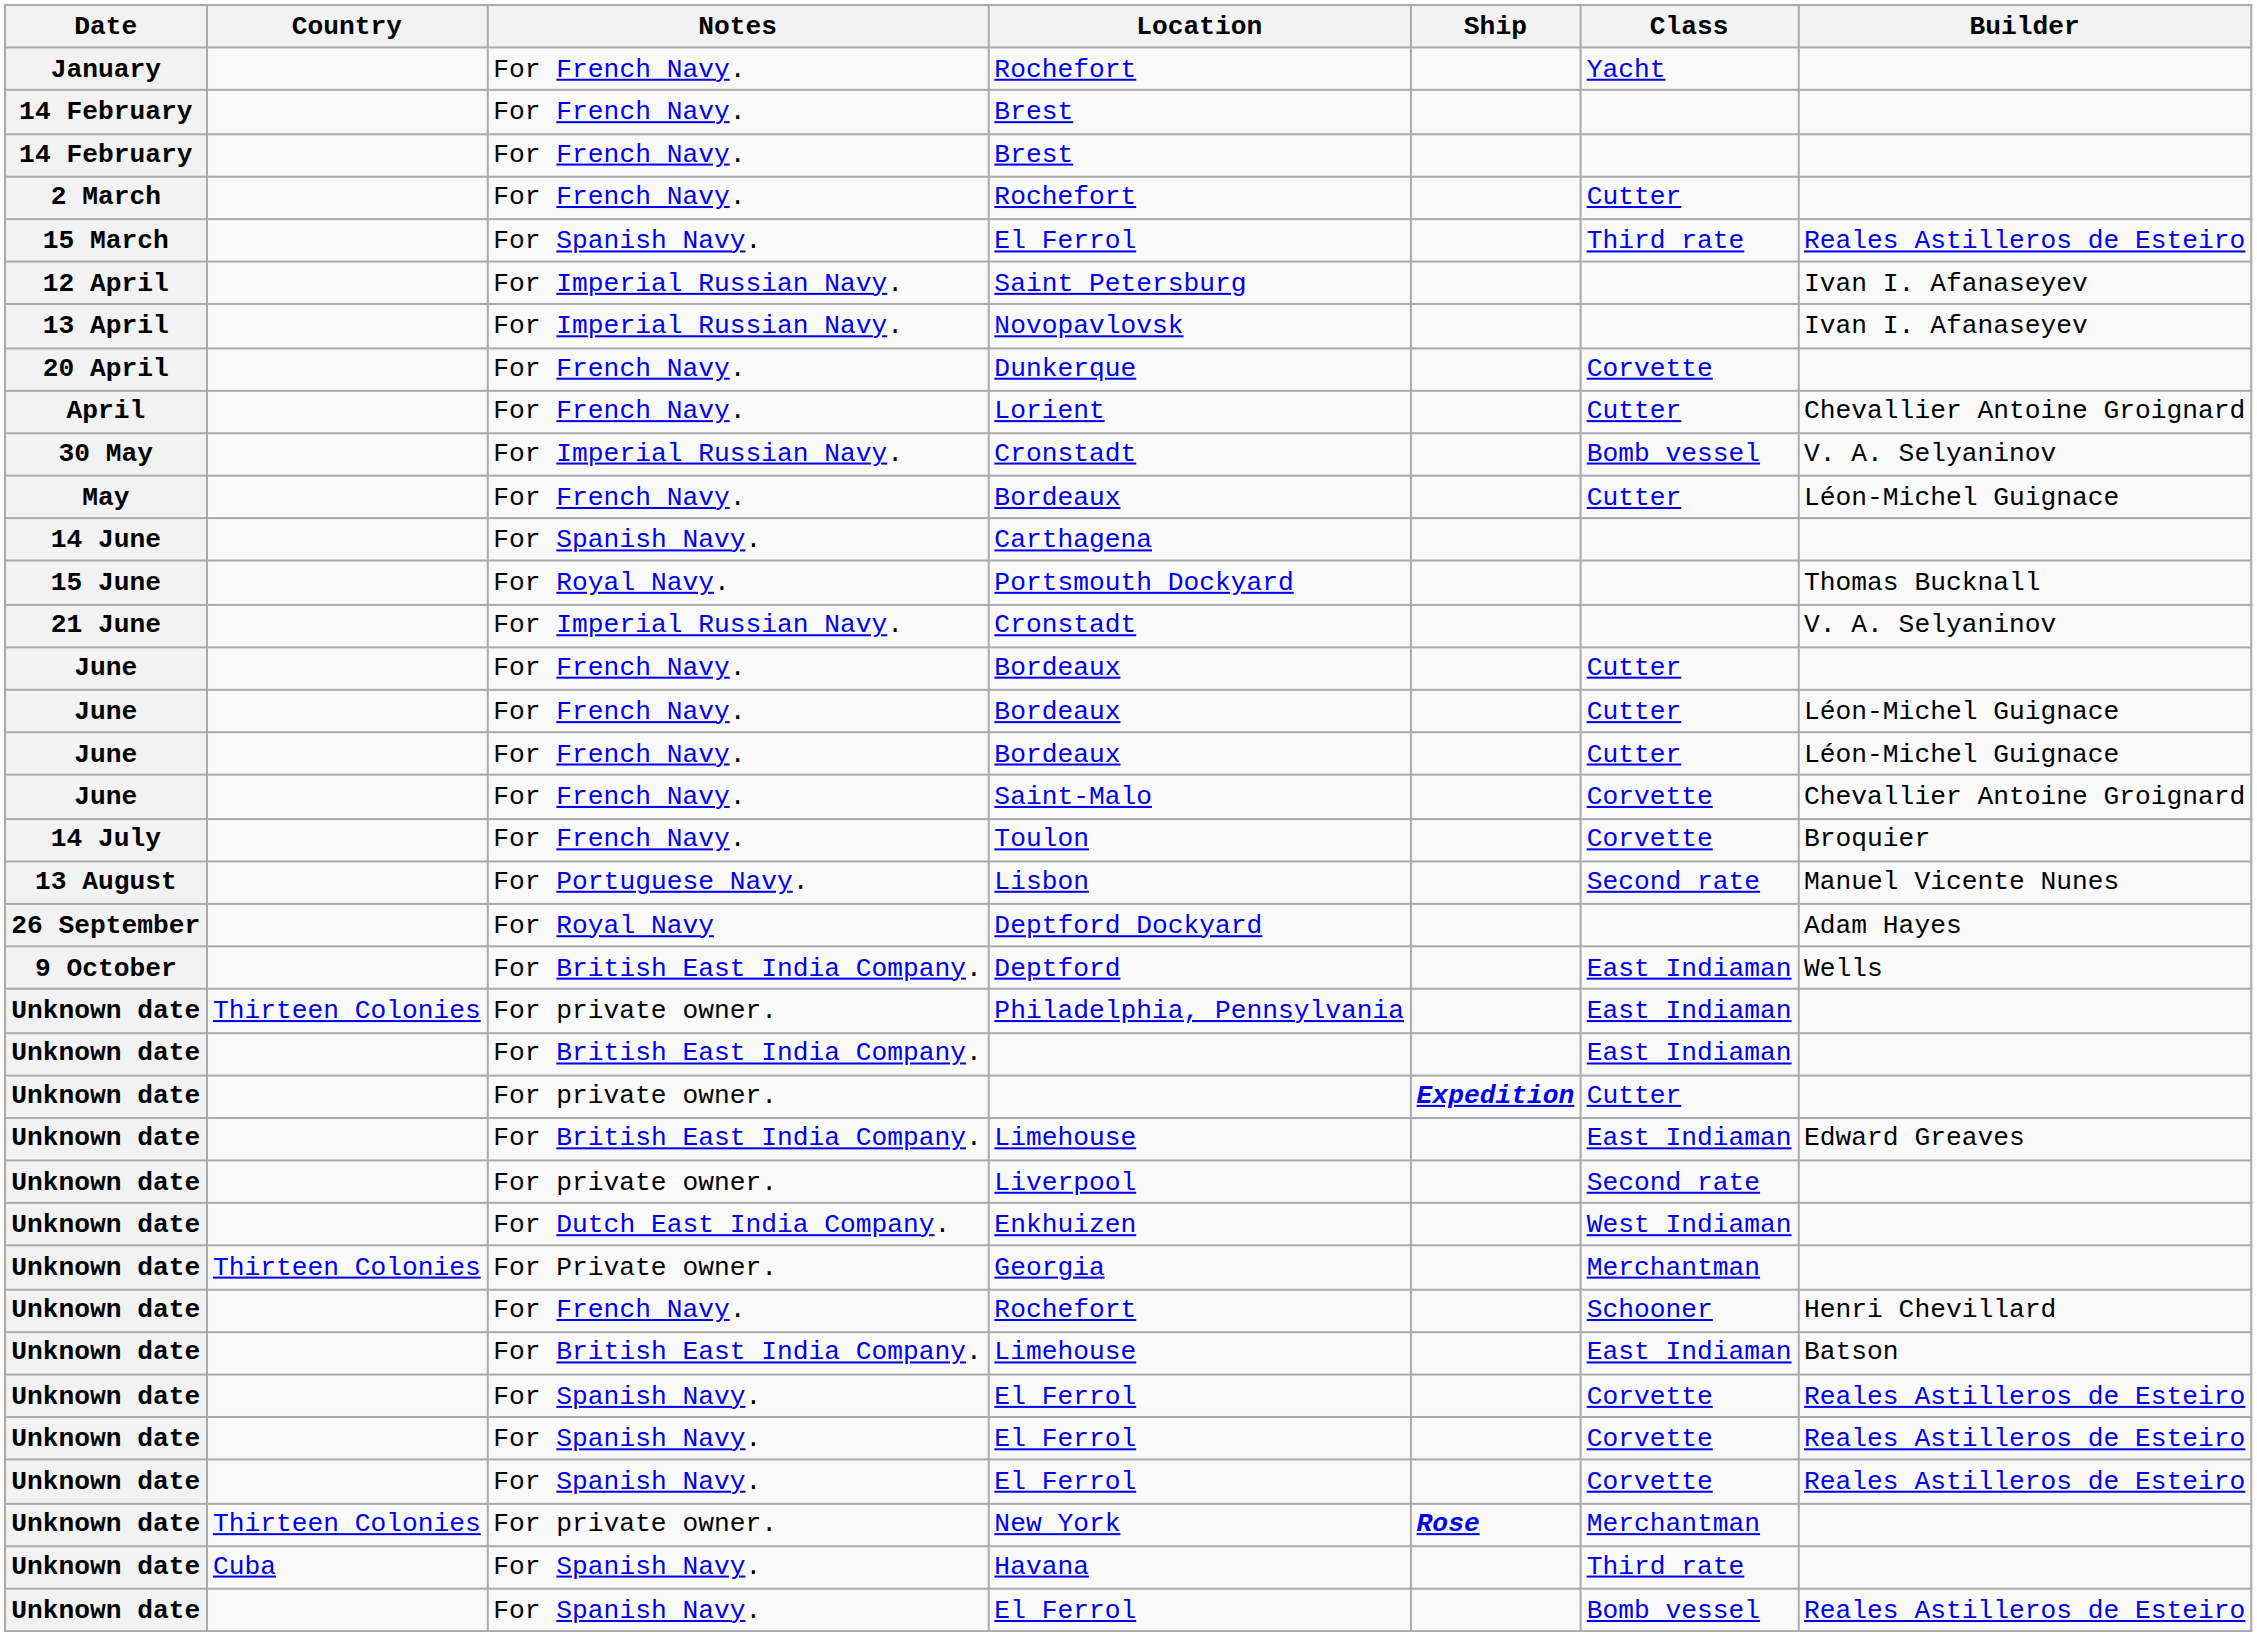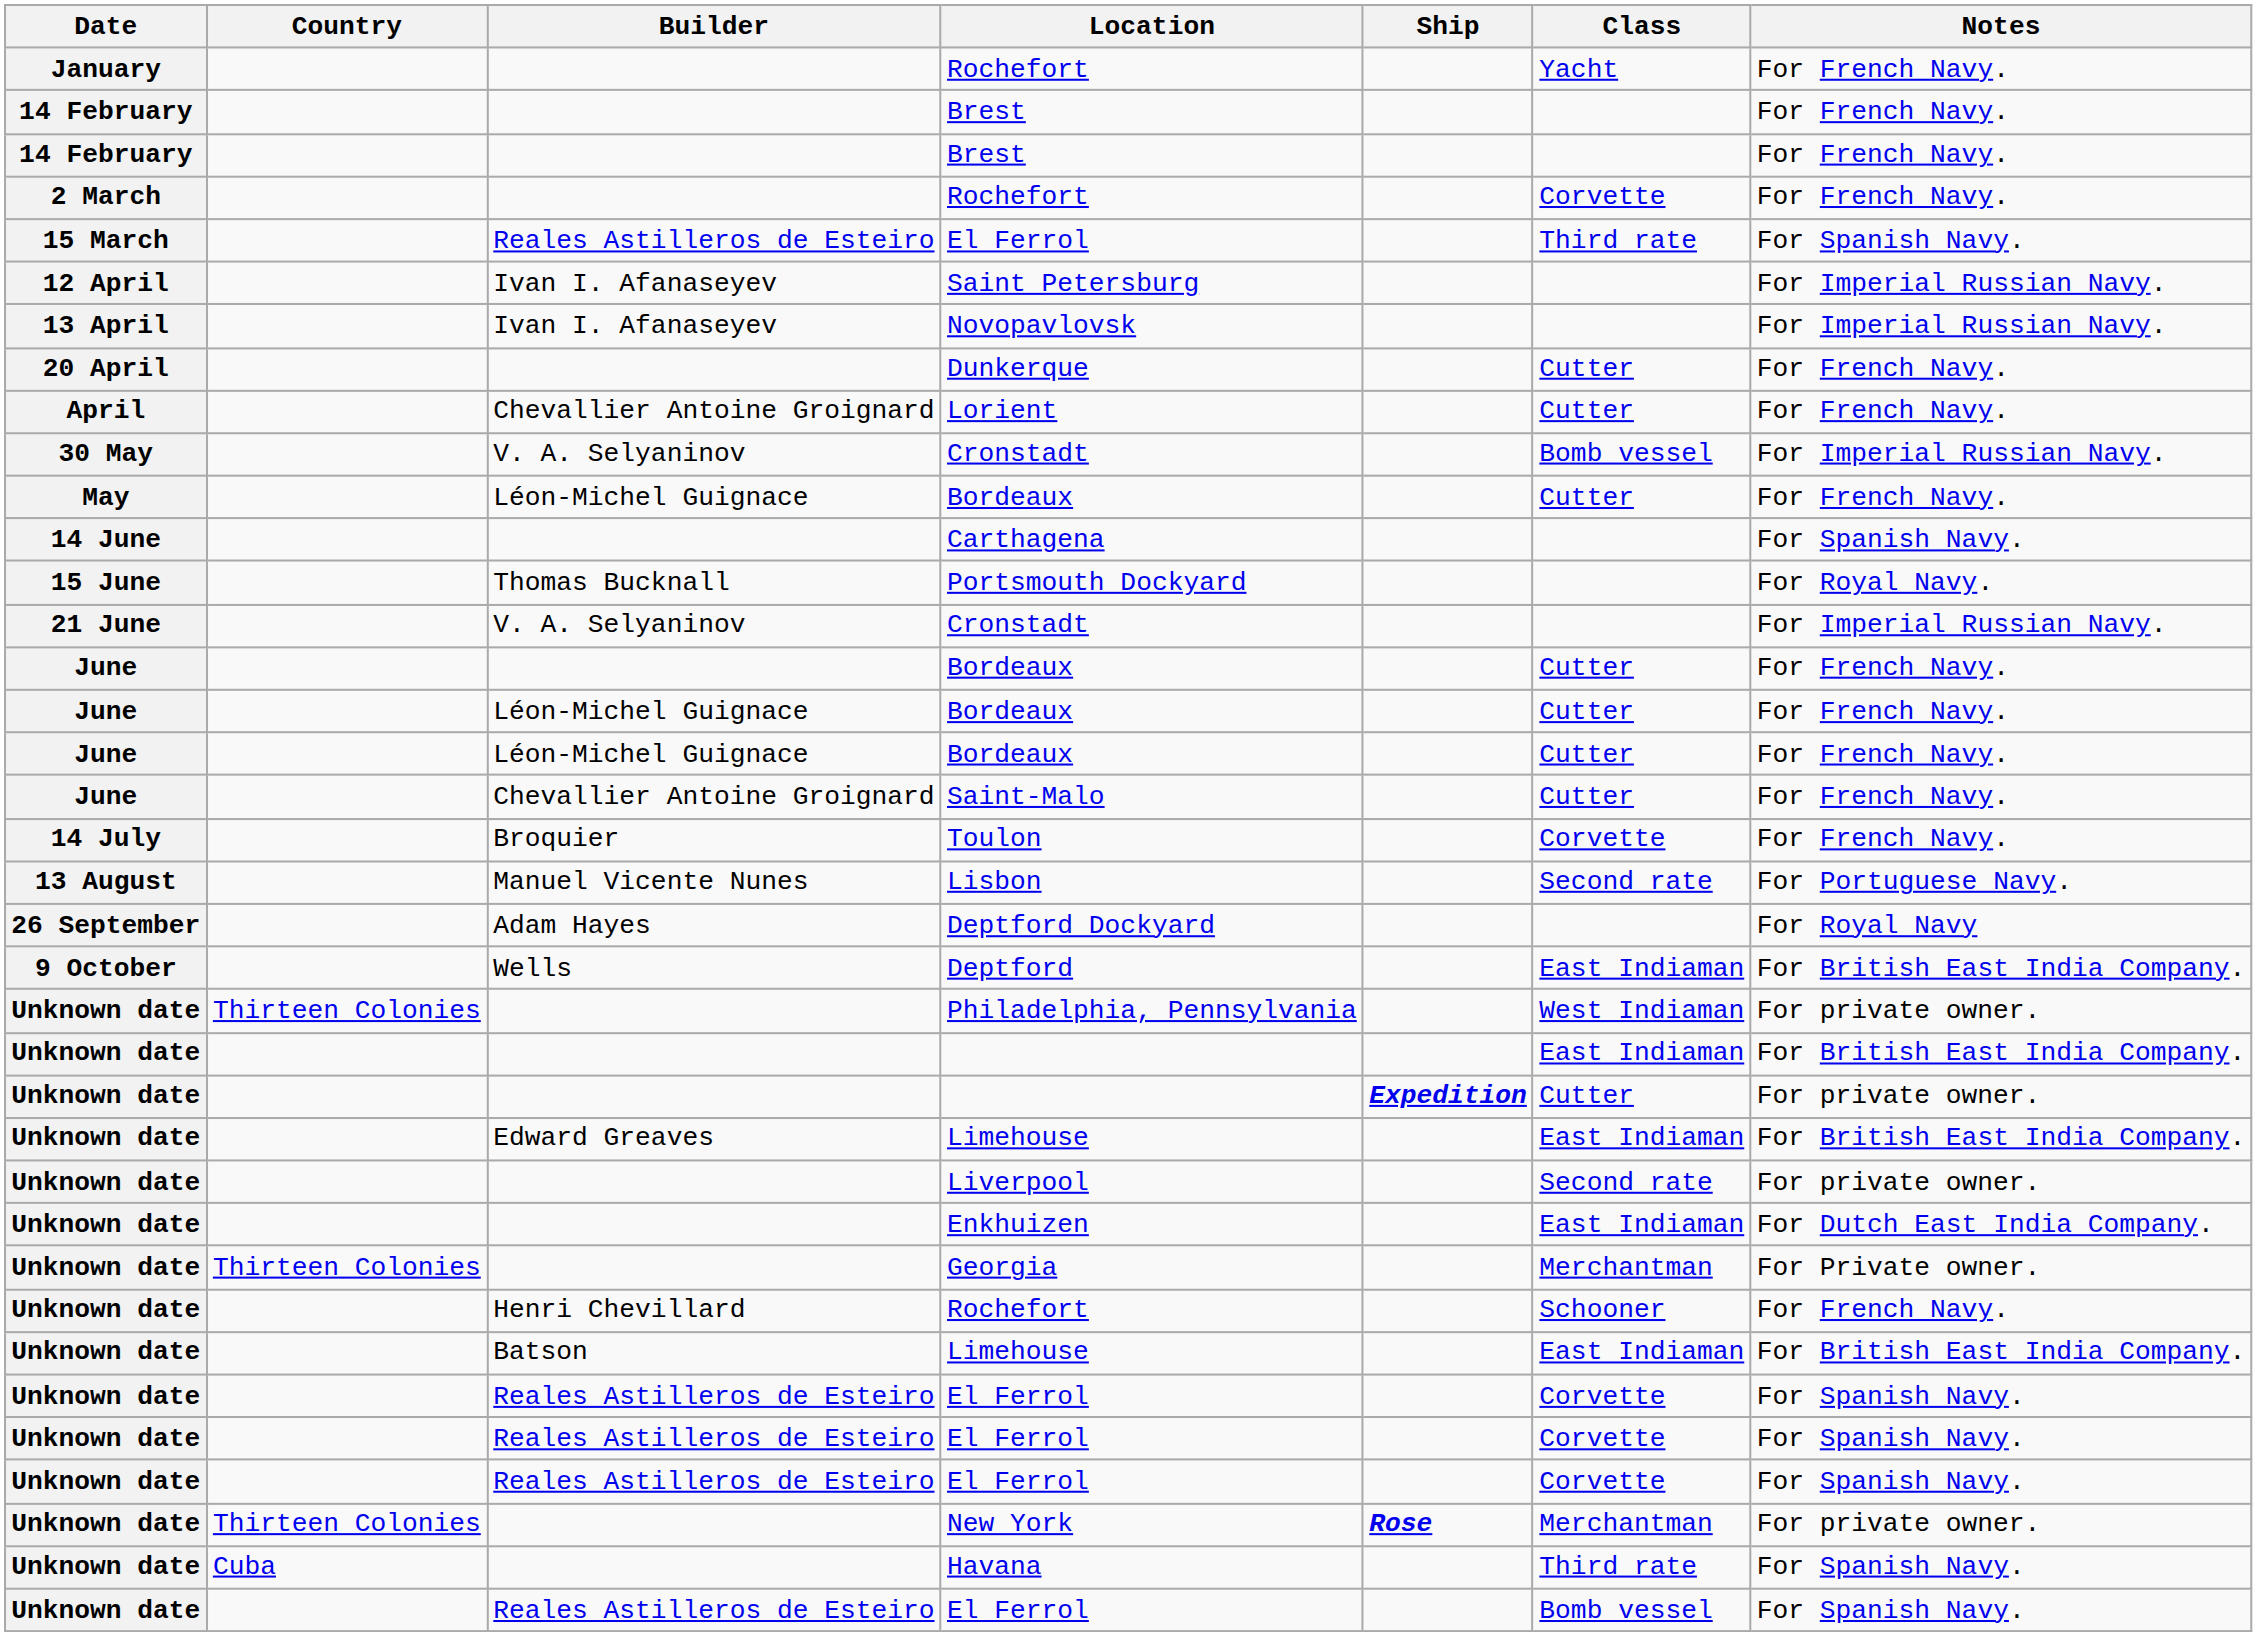columns swapped: (2025, 26) <-> (738, 26)
(1634, 198) Cutter -> (1602, 198) Corvette
(1650, 369) Corvette -> (1587, 369) Cutter
(1650, 797) Corvette -> (1587, 797) Cutter
(1689, 1011) East Indiaman -> (1642, 1011) West Indiaman
(1689, 1225) West Indiaman -> (1642, 1225) East Indiaman
